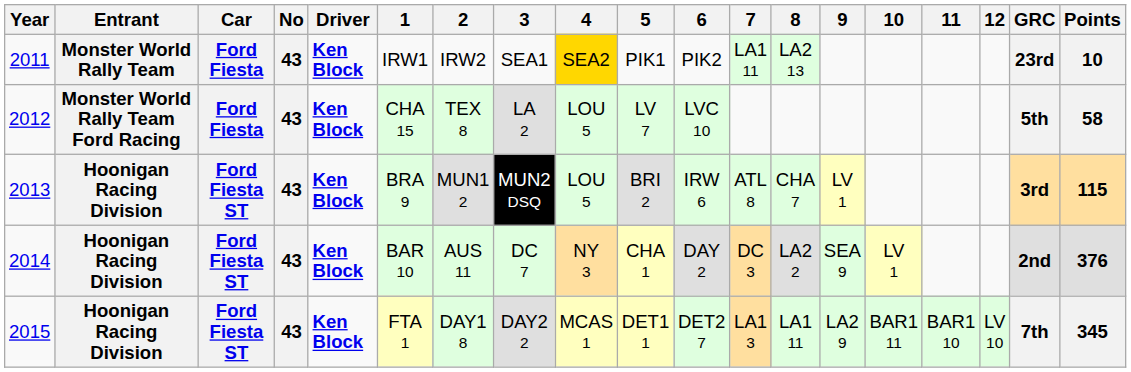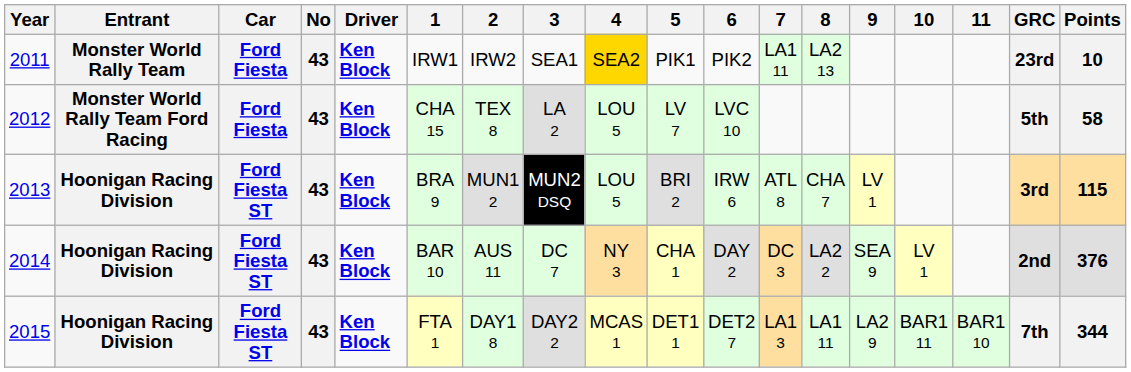- column: (995, 20)
(1092, 332) 345 -> (1092, 332) 344
